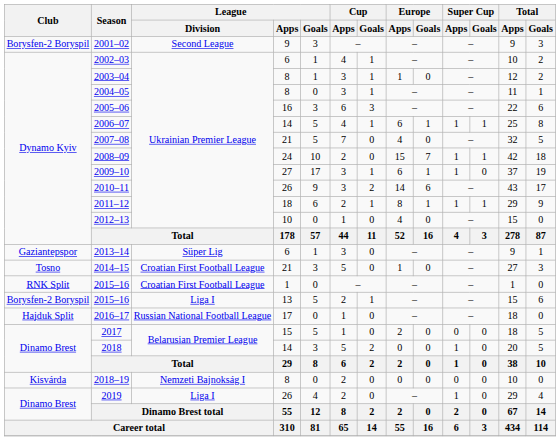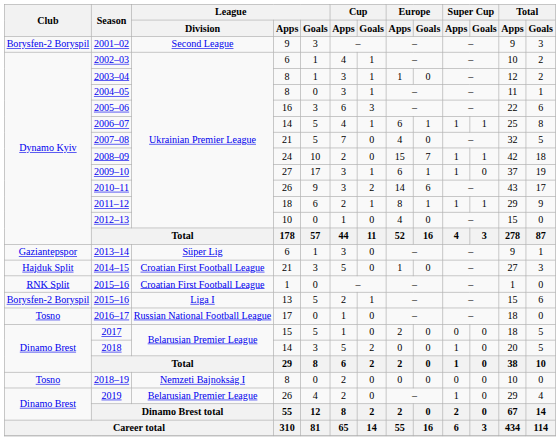(48, 268) Tosno -> (48, 268) Hajduk Split
(48, 316) Hajduk Split -> (48, 316) Tosno
(48, 380) Kisvárda -> (48, 380) Tosno
(203, 396) Liga I -> (203, 396) Belarusian Premier League
